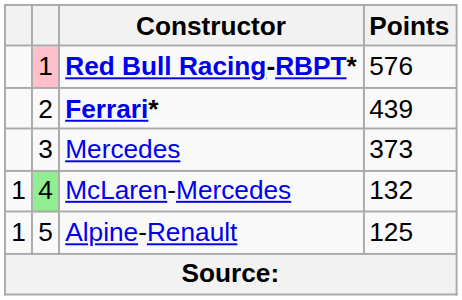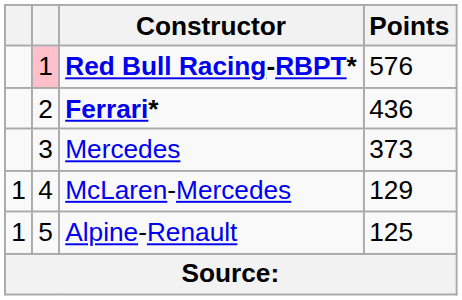(391, 108) 439 -> (391, 108) 436
(45, 191) lightgreen background -> (45, 191) no background
(391, 191) 132 -> (391, 191) 129
